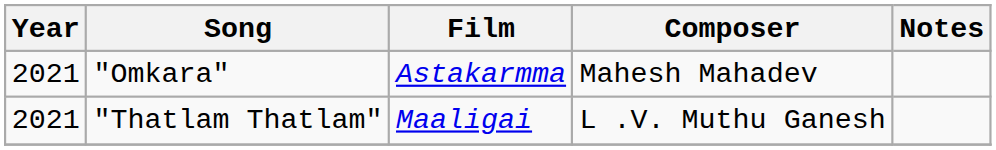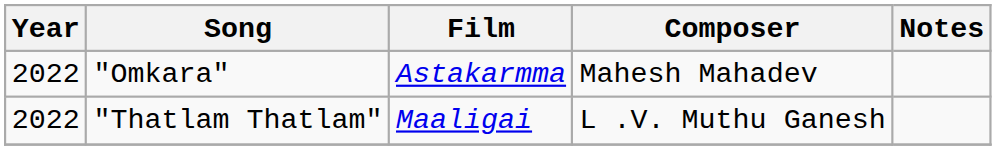(46, 74) 2021 -> (46, 74) 2022
(46, 121) 2021 -> (46, 121) 2022
